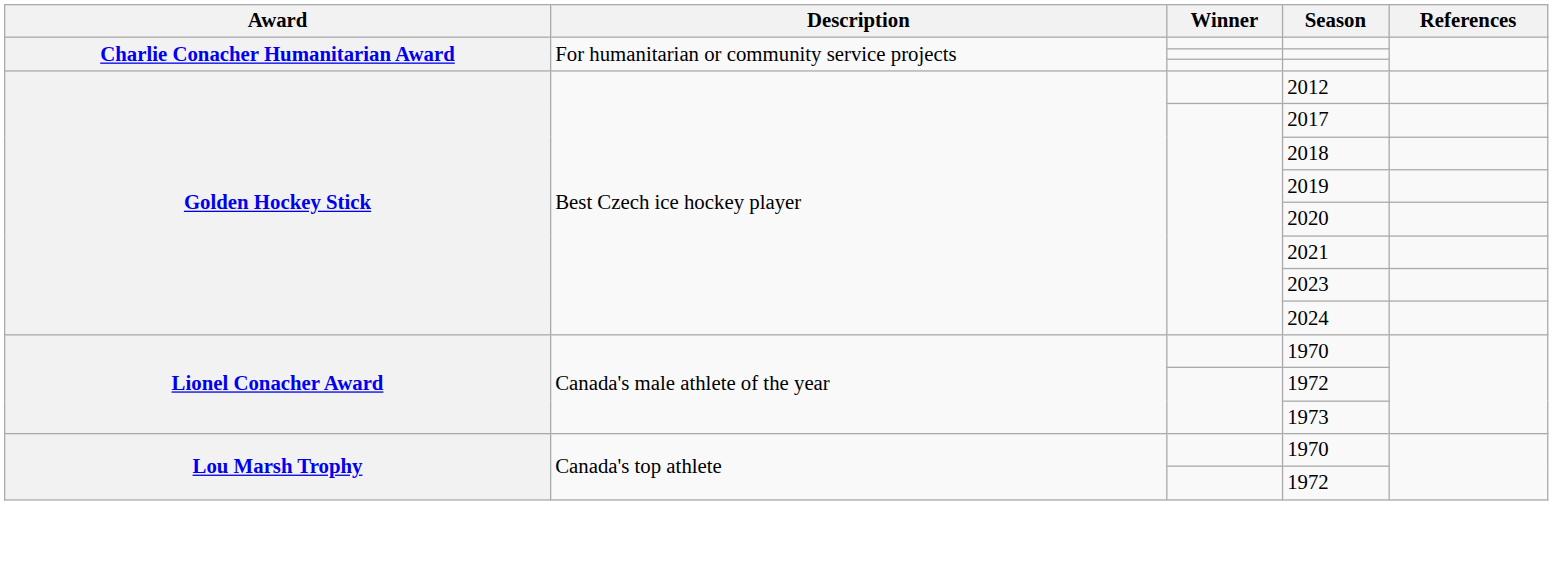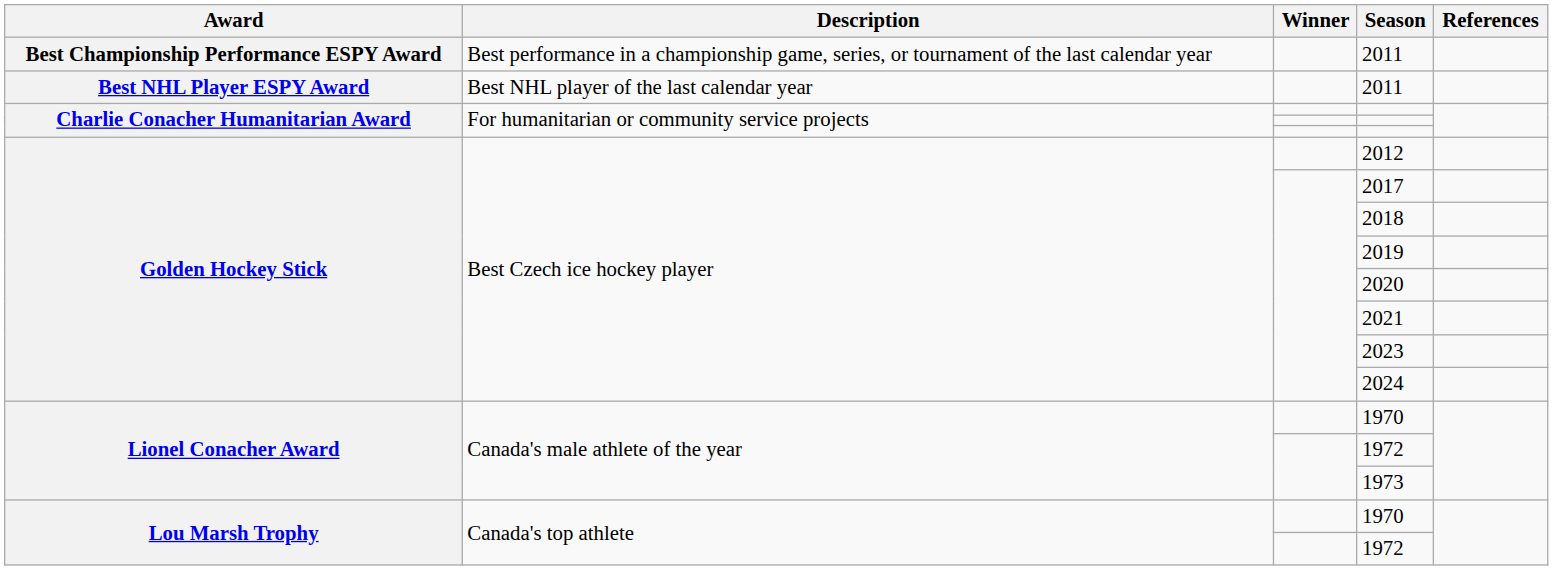+ row: (234, 53)
+ row: (234, 86)
